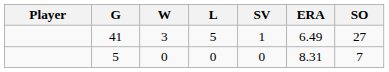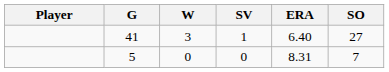- column: (213, 15)
(311, 36) 6.49 -> (300, 36) 6.40
